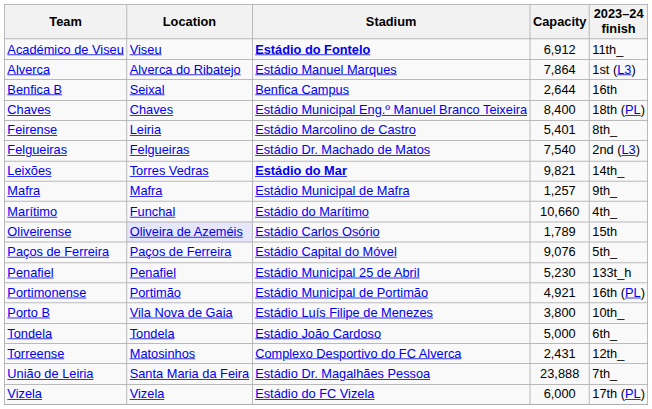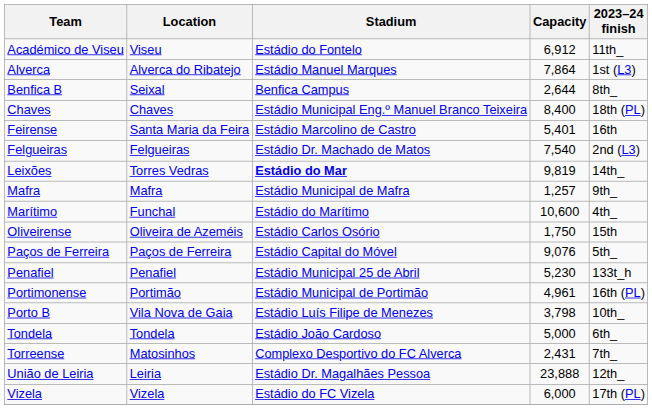(313, 49) bold -> (309, 49) normal
(605, 89) 16th -> (605, 89) 8th_
(145, 130) Leiria -> (189, 130) Santa Maria da Feira
(605, 130) 8th_ -> (605, 130) 16th
(560, 171) 9,821 -> (560, 171) 9,819
(560, 211) 10,660 -> (560, 211) 10,600
(186, 232) lavender background -> (186, 232) no background
(560, 232) 1,789 -> (560, 232) 1,750
(560, 292) 4,921 -> (560, 292) 4,961
(560, 313) 3,800 -> (560, 313) 3,798
(608, 353) 12th_ -> (605, 353) 7th_
(189, 374) Santa Maria da Feira -> (145, 374) Leiria
(605, 374) 7th_ -> (608, 374) 12th_
